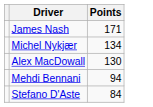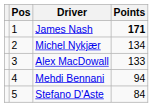+ column: (21, 13)
(113, 29) normal -> (137, 29) bold
(113, 62) 130 -> (137, 62) 133
